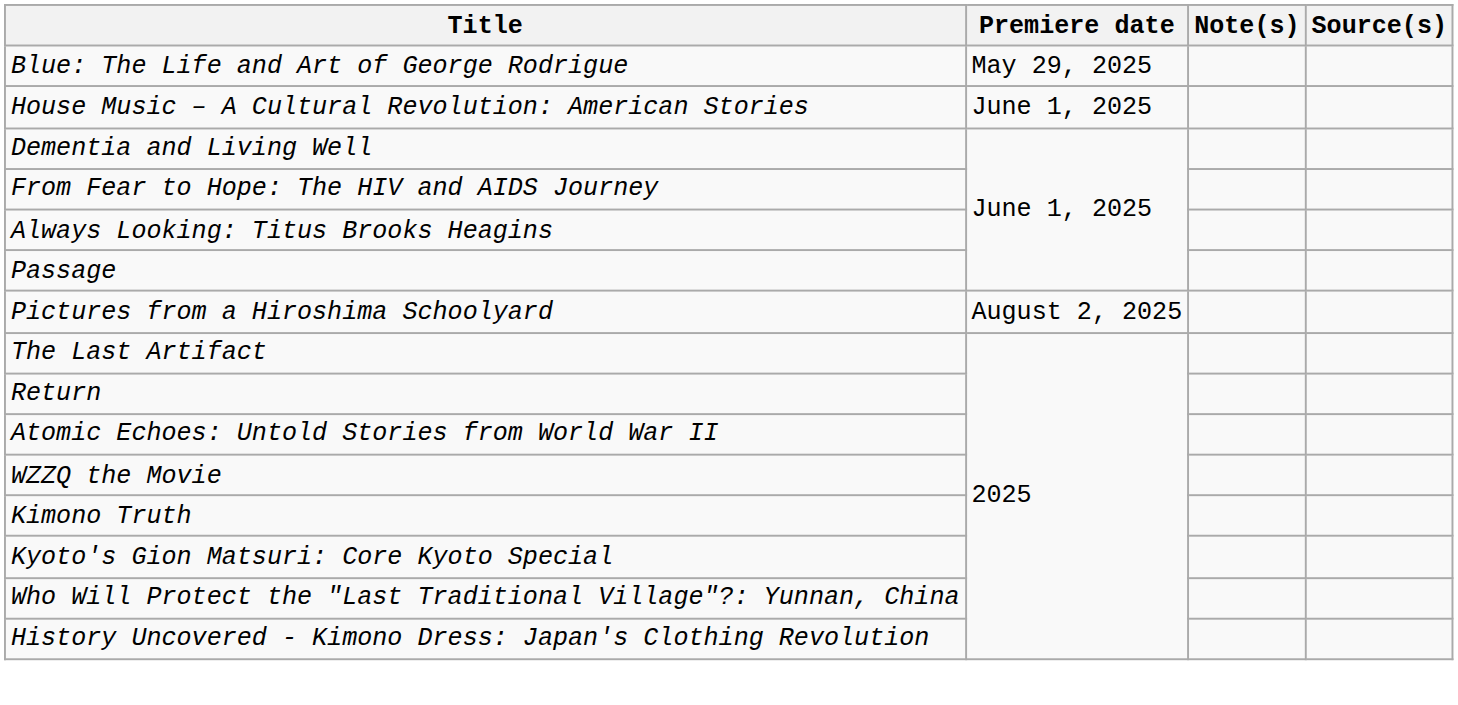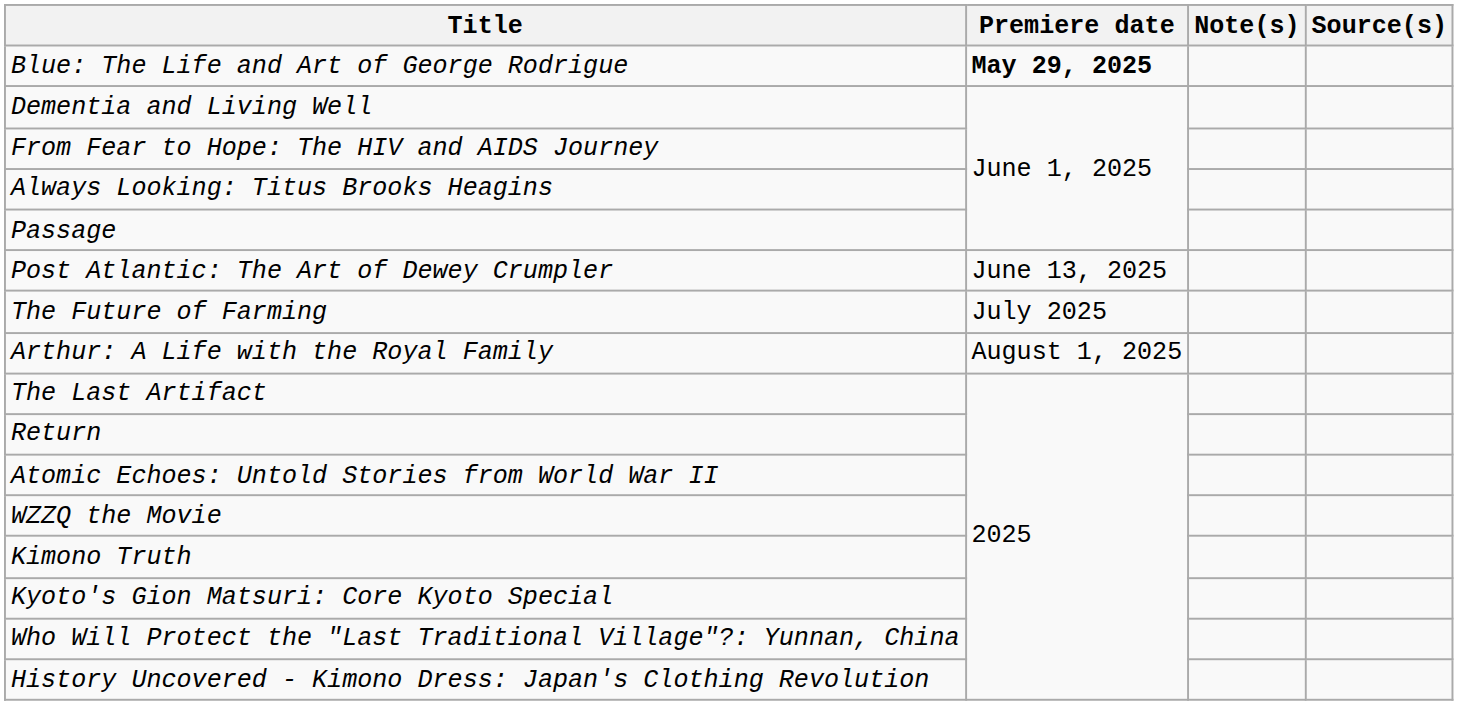(1062, 66) normal -> (1062, 66) bold
- row: (410, 107)
+ row: (312, 271)
+ row: (169, 312)
+ row: (282, 353)
- row: (282, 312)
